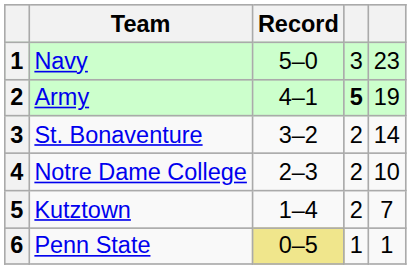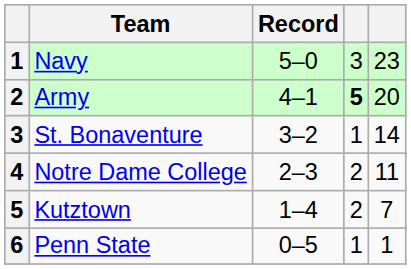(387, 98) 19 -> (387, 98) 20
(356, 135) 2 -> (356, 135) 1
(387, 172) 10 -> (387, 172) 11
(298, 246) khaki background -> (298, 246) no background
